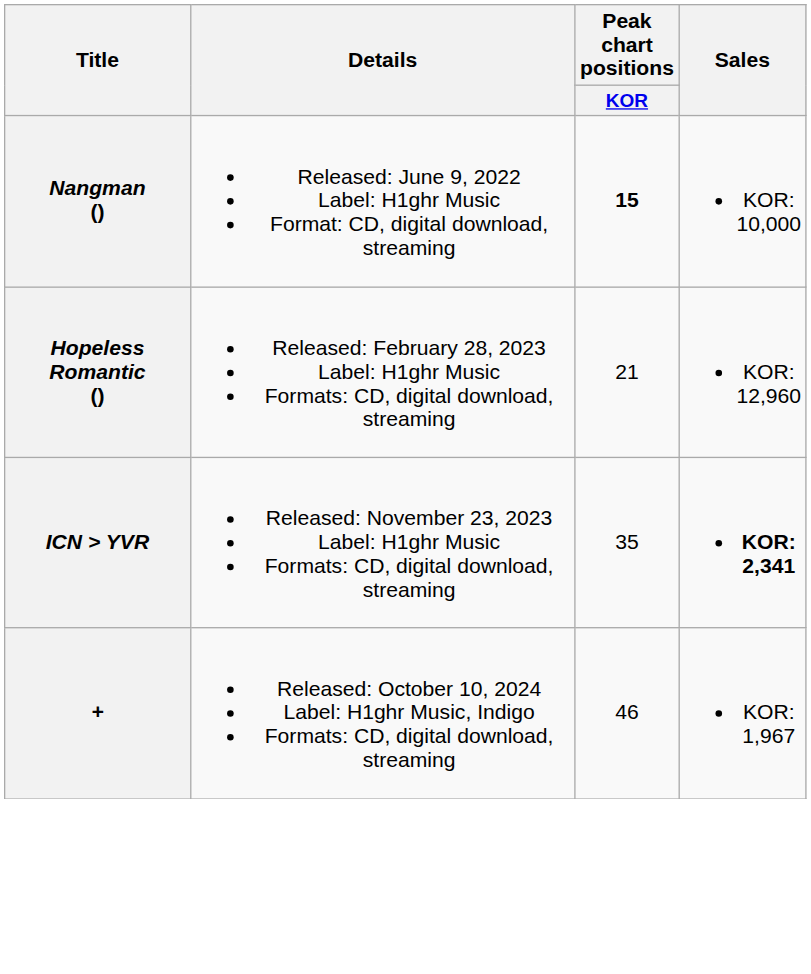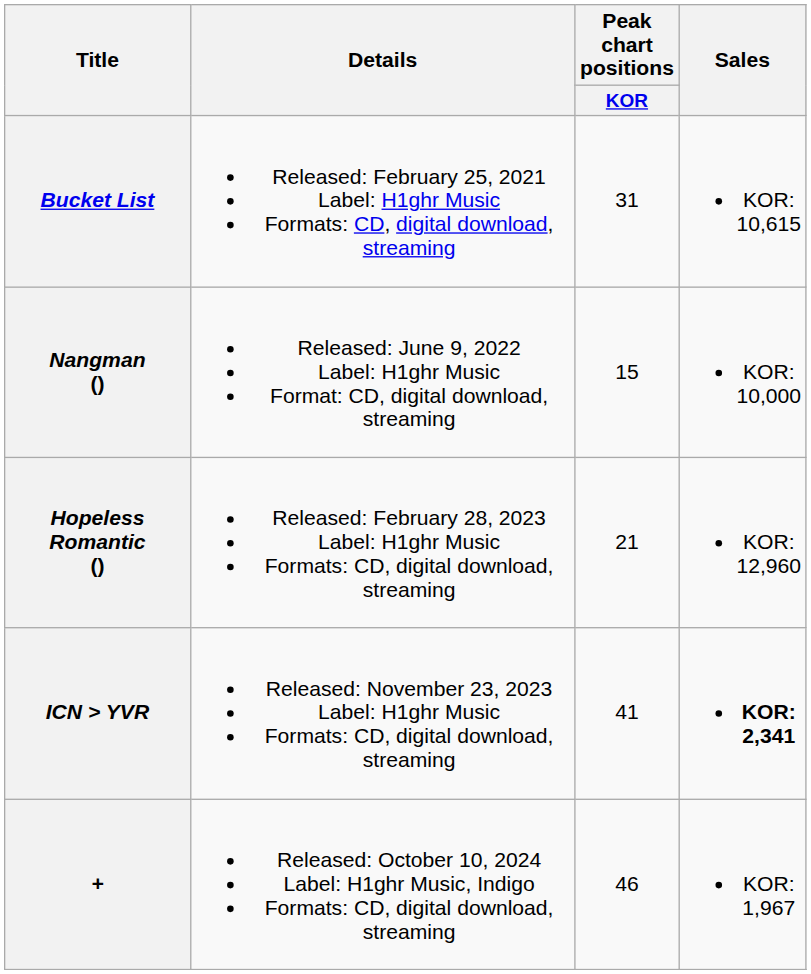+ row: (97, 200)
(627, 200) bold -> (627, 371) normal
(627, 542) 35 -> (627, 713) 41
